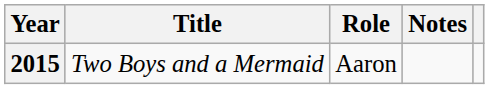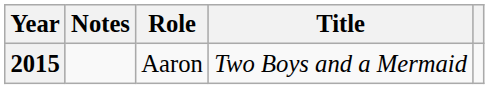columns swapped: (197, 24) <-> (438, 24)
